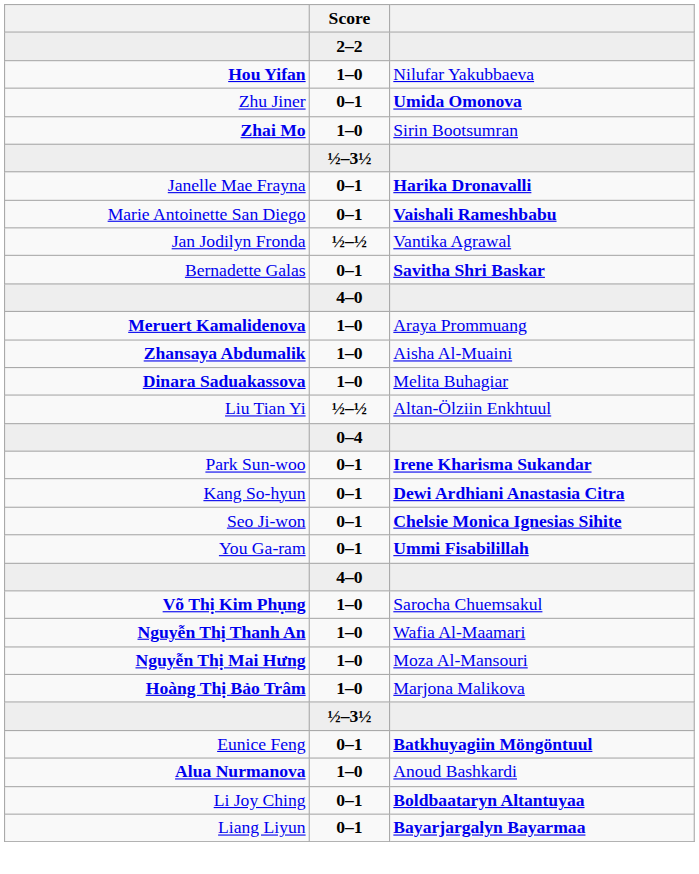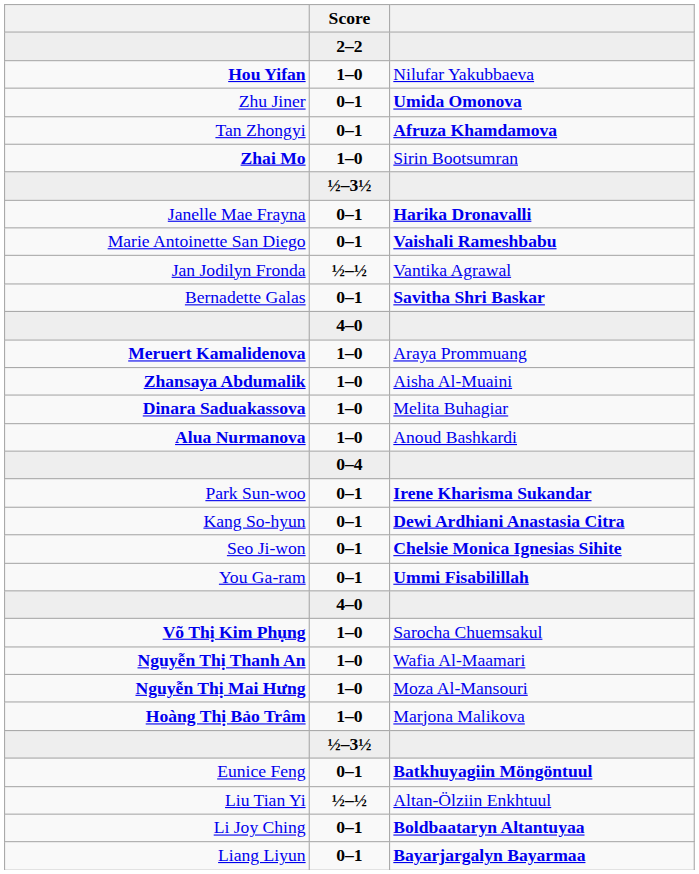+ row: (261, 130)
rows swapped: (240, 772) <-> (265, 409)
